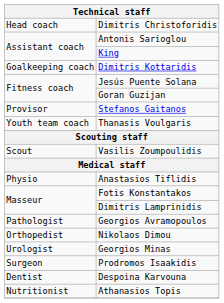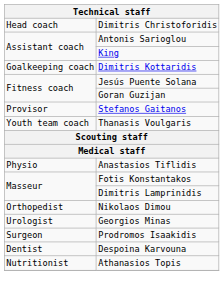- row: (150, 151)
- row: (153, 221)
